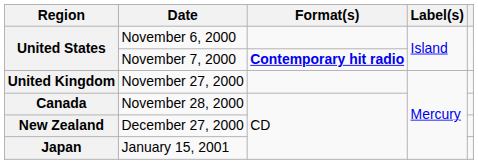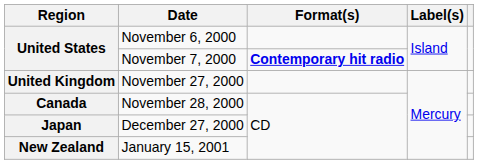(61, 125) New Zealand -> (61, 125) Japan
(61, 147) Japan -> (61, 147) New Zealand
